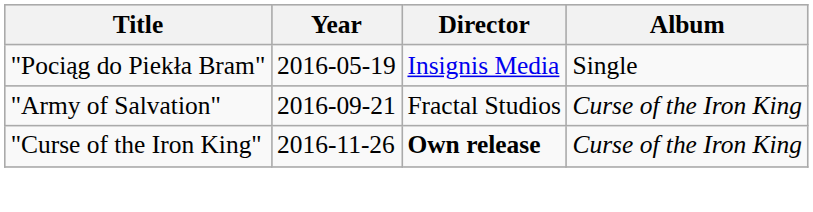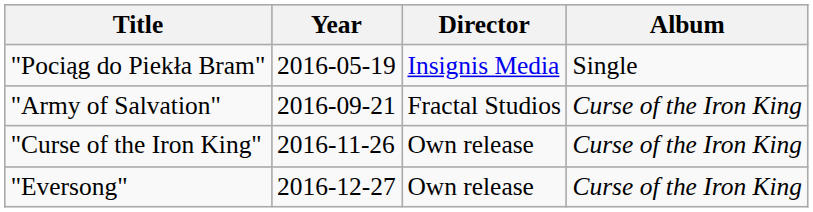(474, 145) bold -> (471, 145) normal
+ row: (69, 186)
